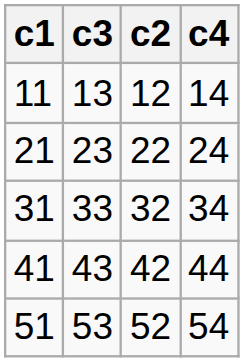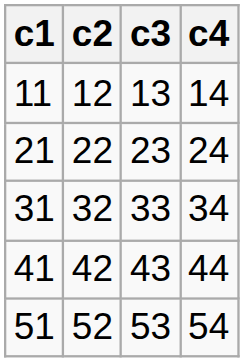columns swapped: (151, 33) <-> (92, 33)
